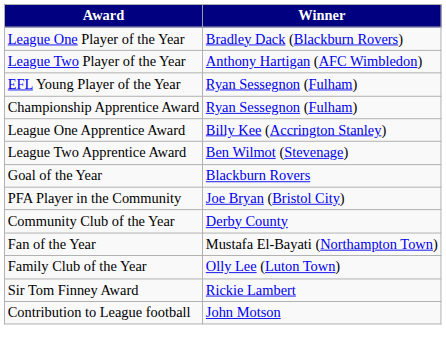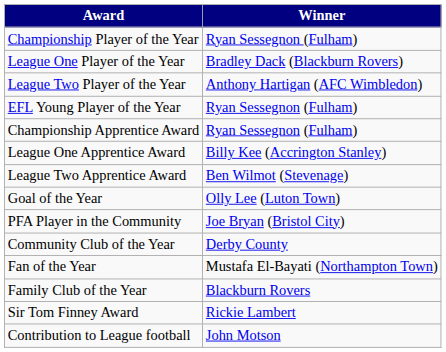+ row: (103, 38)
(258, 175) Blackburn Rovers -> (273, 198) Olly Lee (Luton Town)
(273, 267) Olly Lee (Luton Town) -> (258, 289) Blackburn Rovers
